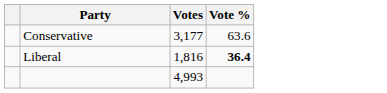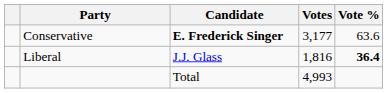+ column: (234, 14)
